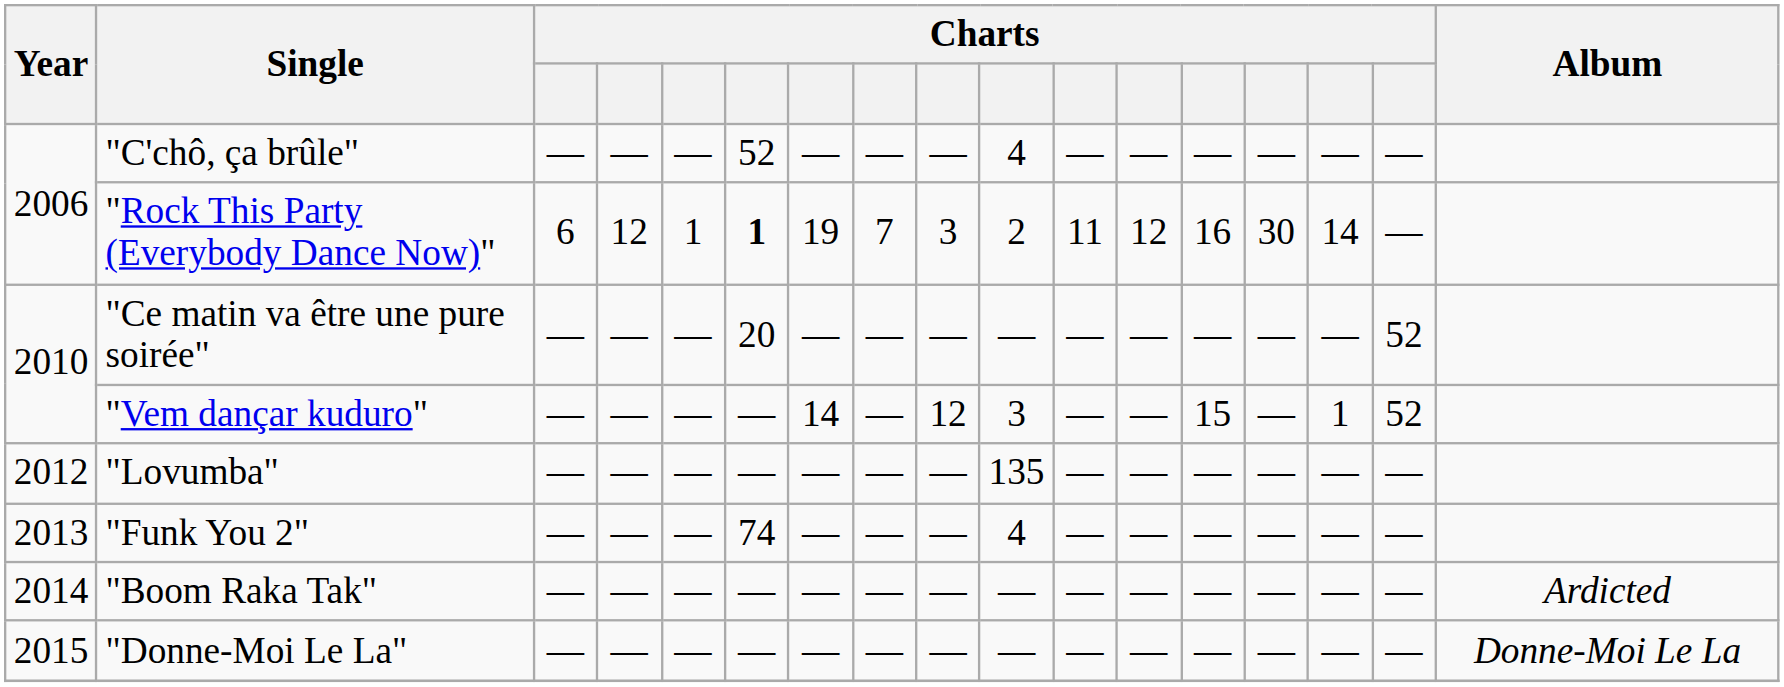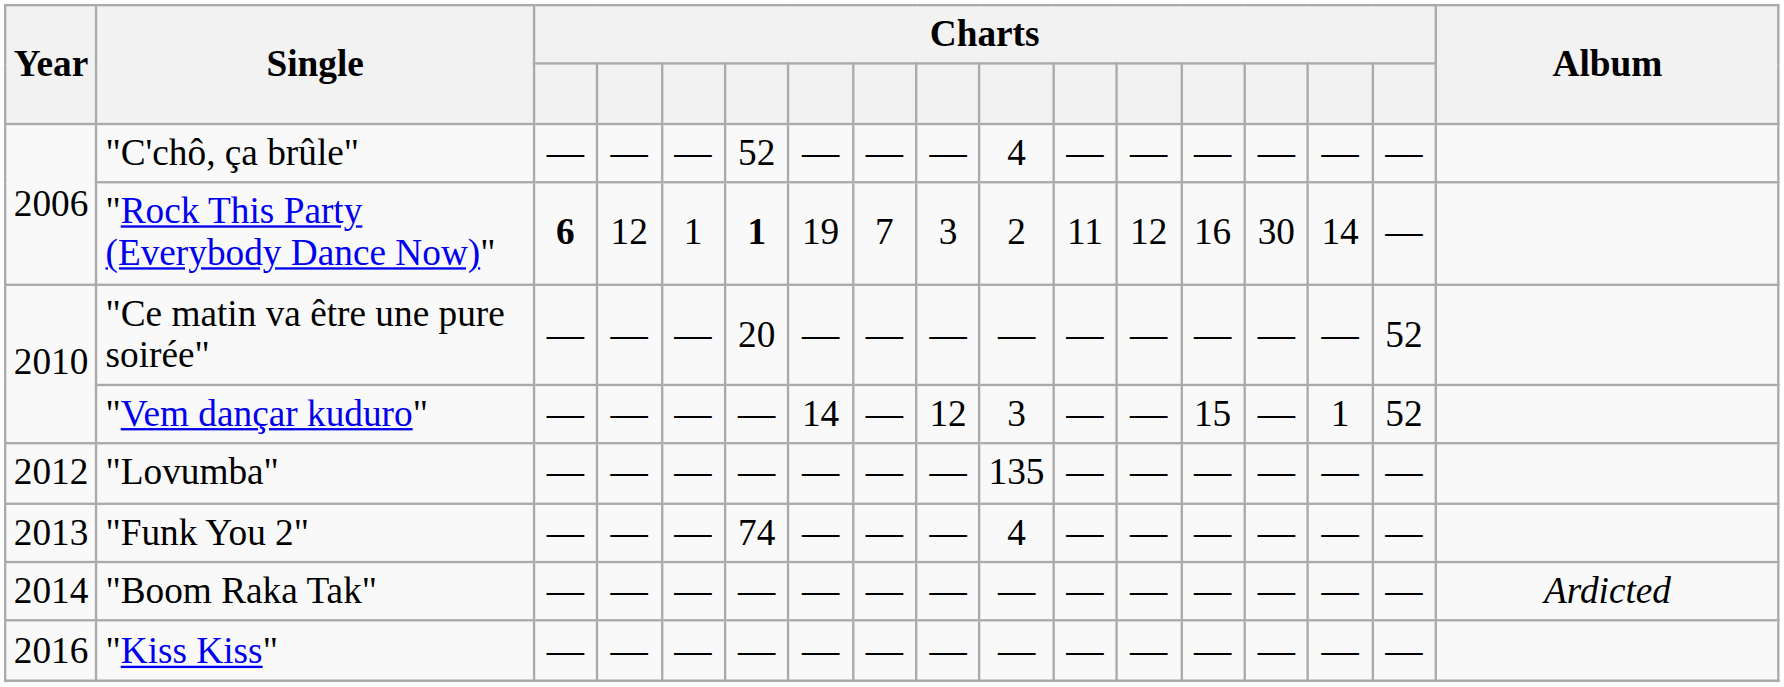(565, 232) normal -> (565, 232) bold
- row: (256, 650)
+ row: (192, 650)
